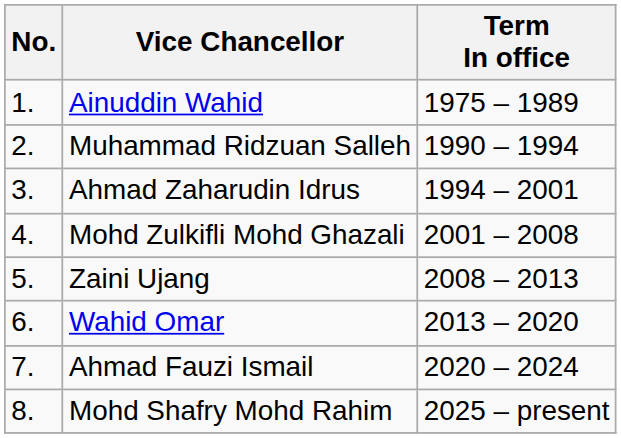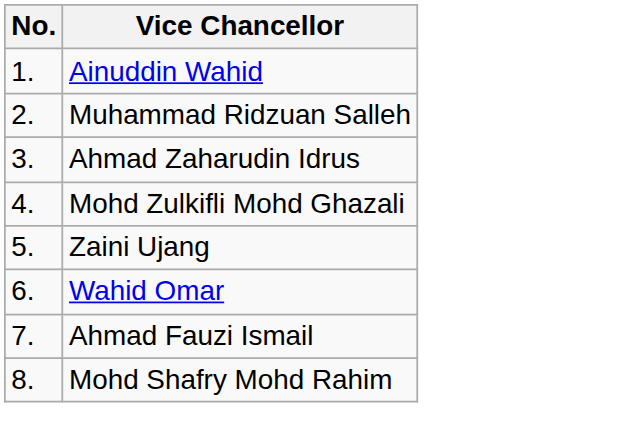- column: (517, 42)
